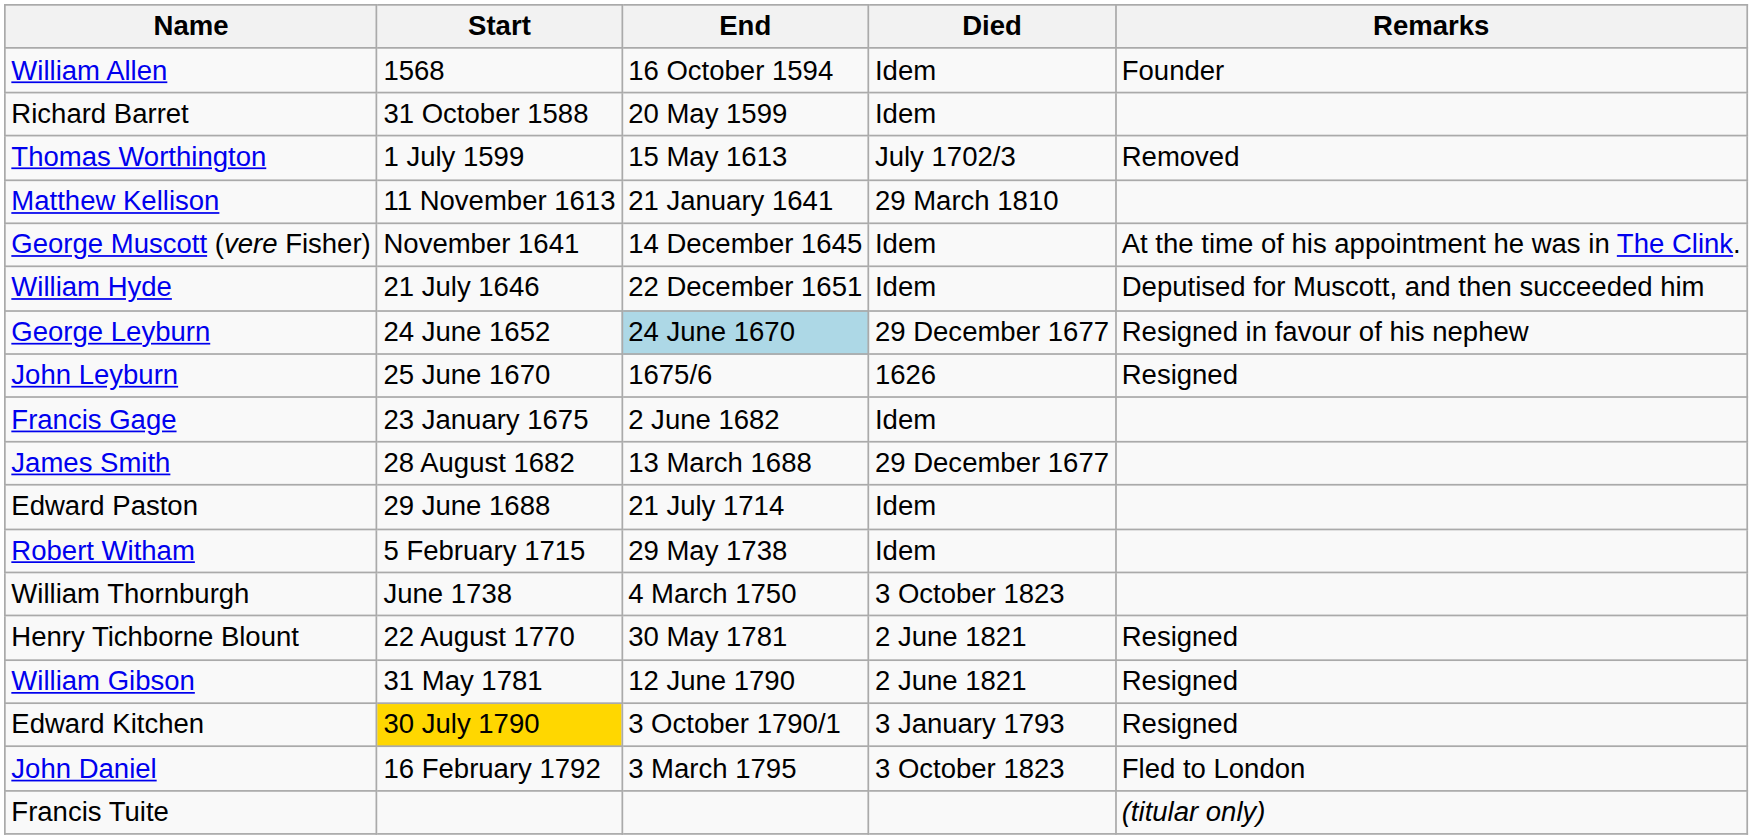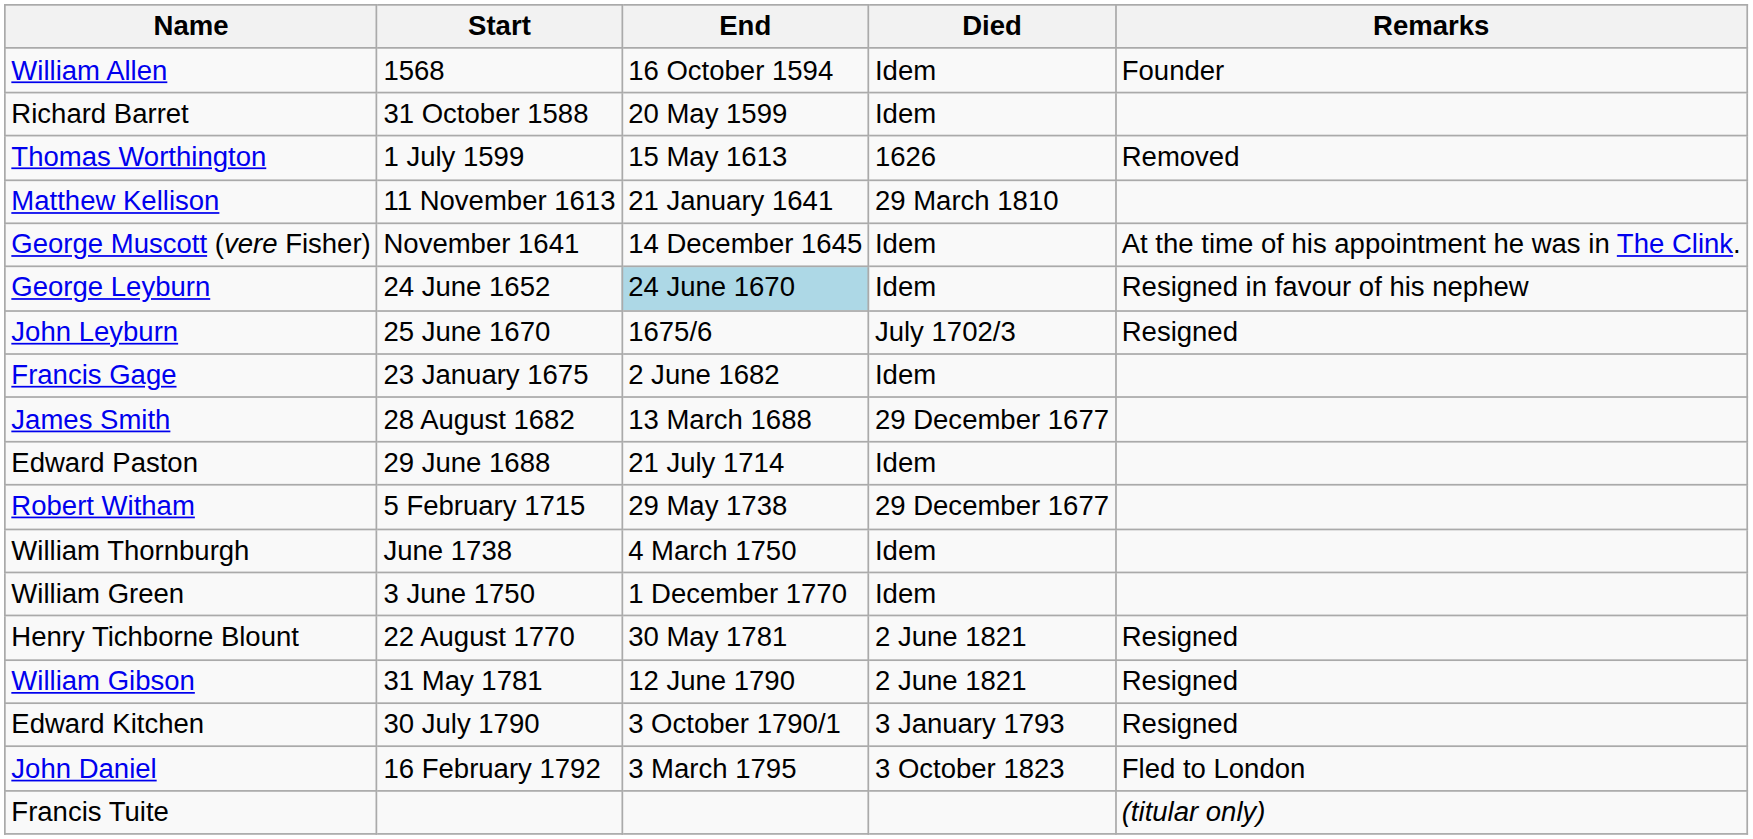(945, 157) July 1702/3 -> (906, 157) 1626
- row: (92, 288)
(992, 331) 29 December 1677 -> (906, 288) Idem
(906, 375) 1626 -> (945, 331) July 1702/3
(906, 550) Idem -> (992, 506) 29 December 1677
(970, 593) 3 October 1823 -> (906, 550) Idem
+ row: (98, 593)
(461, 724) gold background -> (461, 724) no background
